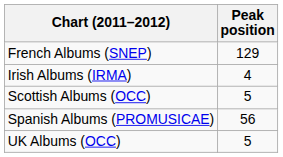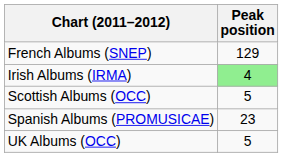(248, 75) no background -> (248, 75) lightgreen background
(248, 119) 56 -> (248, 119) 23
